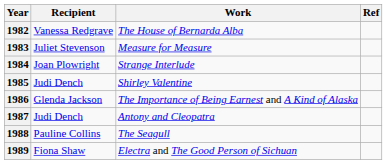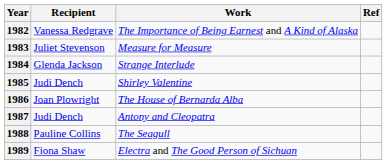(181, 30) The House of Bernarda Alba -> (238, 30) The Importance of Being Earnest and A Kind of Alaska
(66, 64) Joan Plowright -> (68, 64) Glenda Jackson
(68, 99) Glenda Jackson -> (66, 99) Joan Plowright
(238, 99) The Importance of Being Earnest and A Kind of Alaska -> (181, 99) The House of Bernarda Alba
